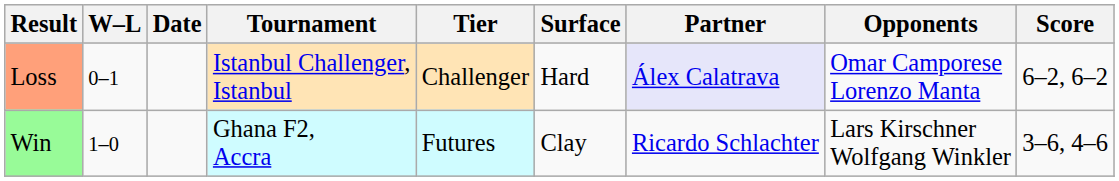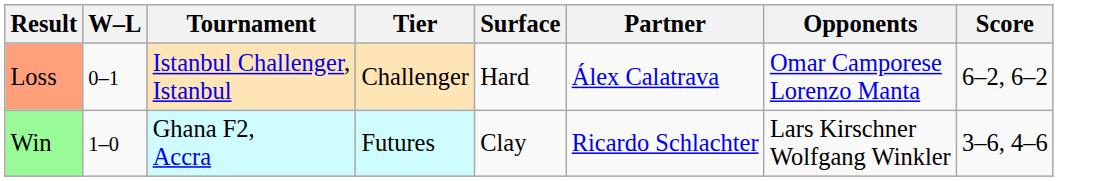- column: (177, 23)
(706, 76) lavender background -> (645, 76) no background
